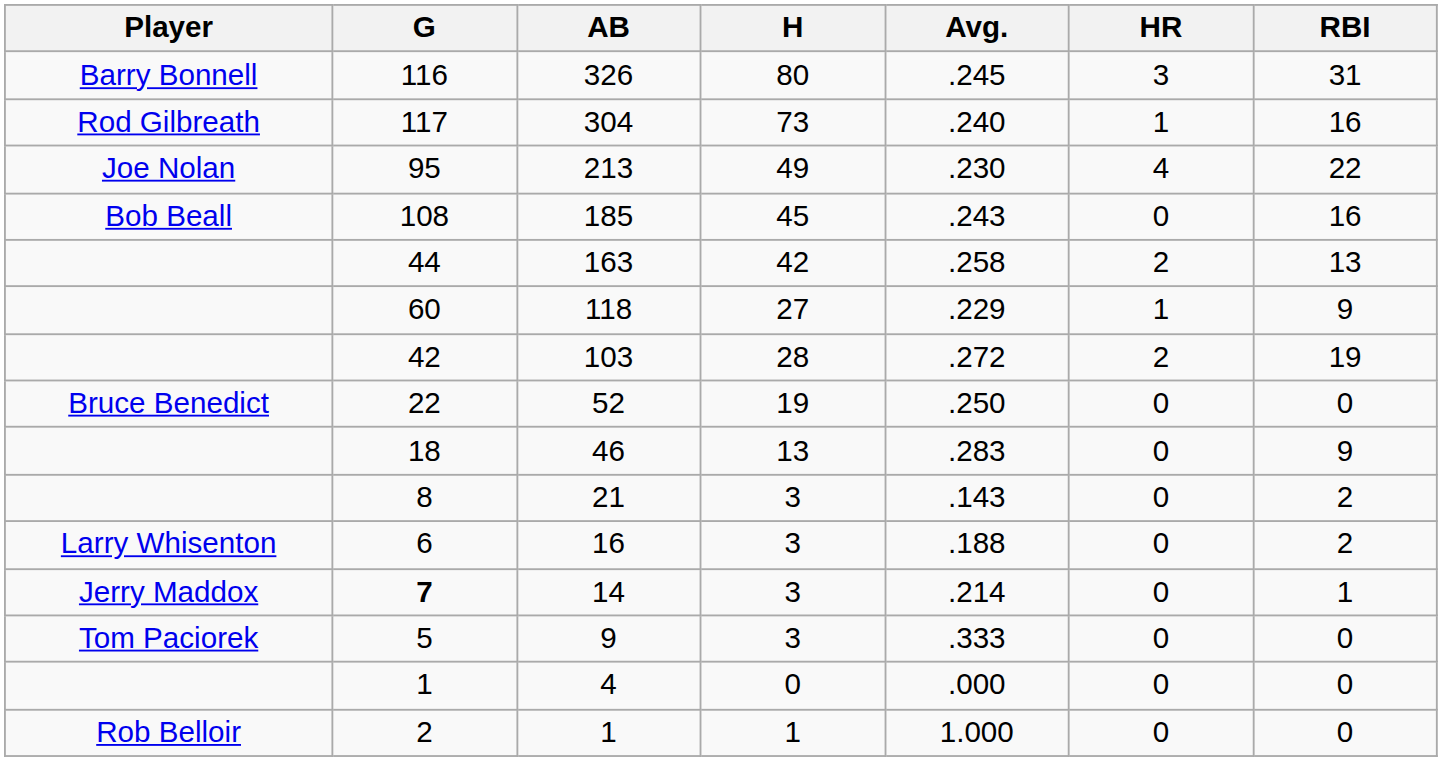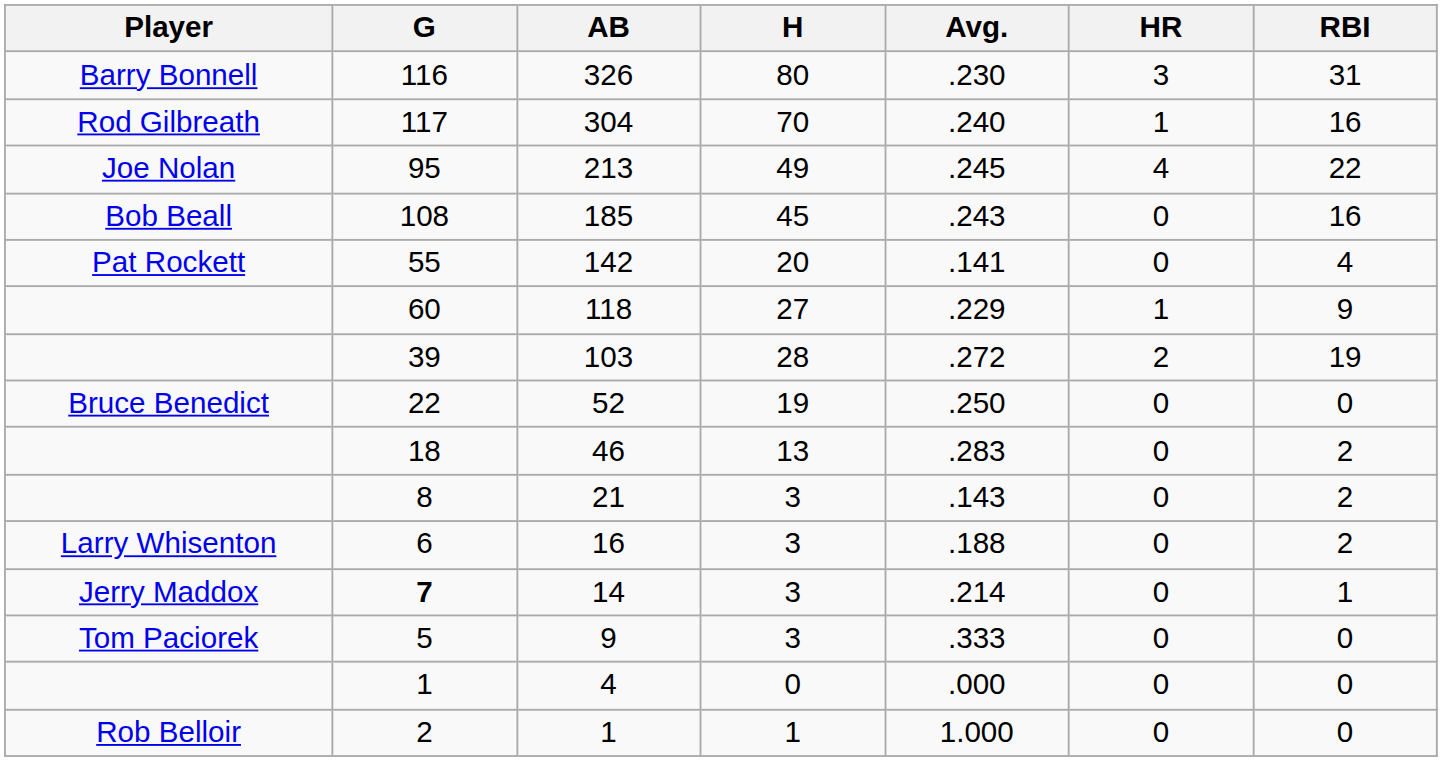(977, 74) .245 -> (977, 74) .230
(793, 121) 73 -> (793, 121) 70
(977, 168) .230 -> (977, 168) .245
- row: (609, 262)
+ row: (609, 262)
(424, 356) 42 -> (424, 356) 39
(1345, 450) 9 -> (1345, 450) 2
